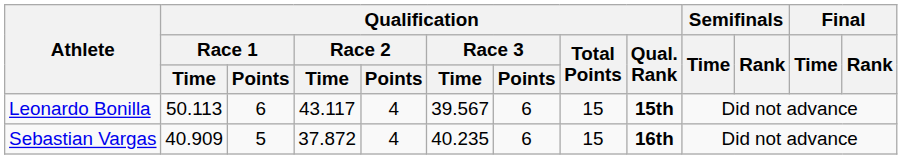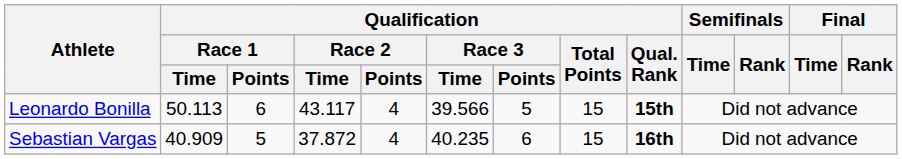(460, 109) 39.567 -> (460, 109) 39.566
(527, 109) 6 -> (527, 109) 5
